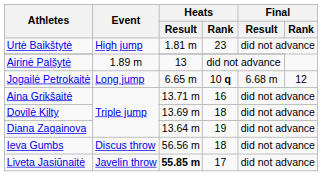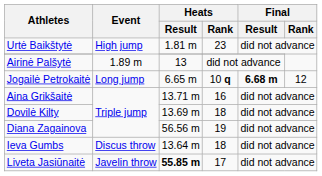(261, 79) normal -> (261, 79) bold
(181, 129) 13.64 m -> (181, 129) 56.56 m
(181, 146) 56.56 m -> (181, 146) 13.64 m
